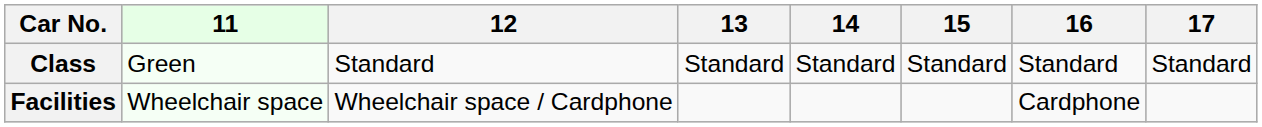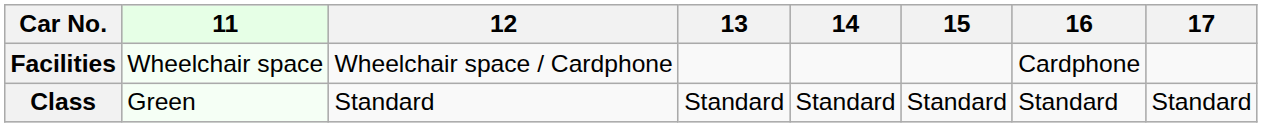rows swapped: (63, 63) <-> (63, 102)
